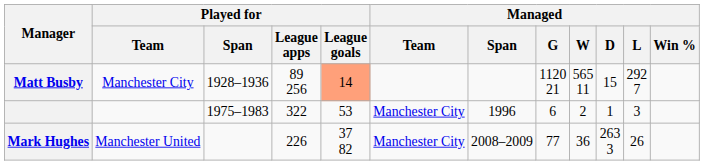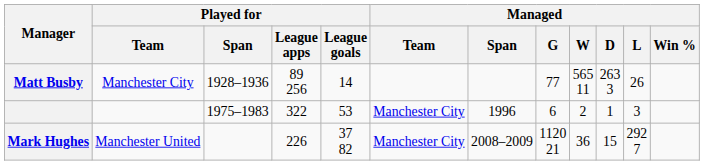(346, 82) lightsalmon background -> (346, 82) no background
(553, 82) 1120 21 -> (553, 82) 77
(610, 82) 15 -> (610, 82) 263 3
(637, 82) 292 7 -> (637, 82) 26
(553, 141) 77 -> (553, 141) 1120 21
(610, 141) 263 3 -> (610, 141) 15
(637, 141) 26 -> (637, 141) 292 7
